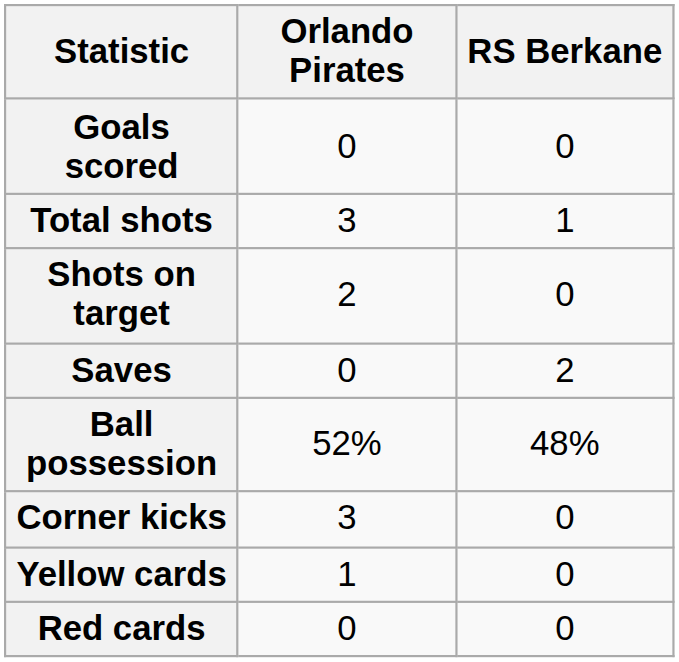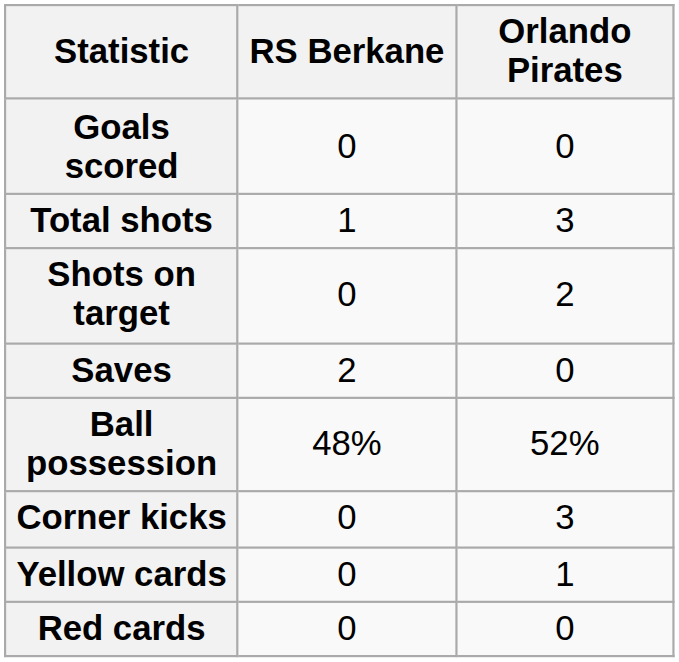columns swapped: (347, 51) <-> (565, 51)
